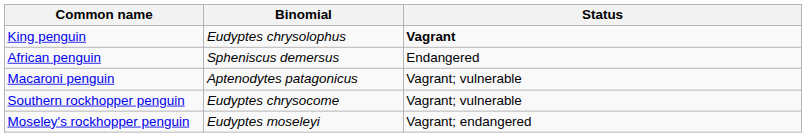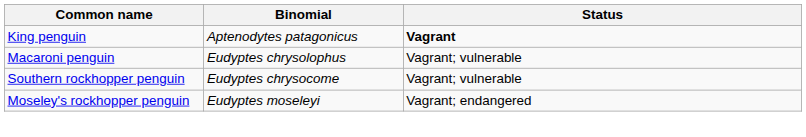(276, 36) Eudyptes chrysolophus -> (282, 36) Aptenodytes patagonicus
- row: (54, 57)
(282, 79) Aptenodytes patagonicus -> (276, 57) Eudyptes chrysolophus
